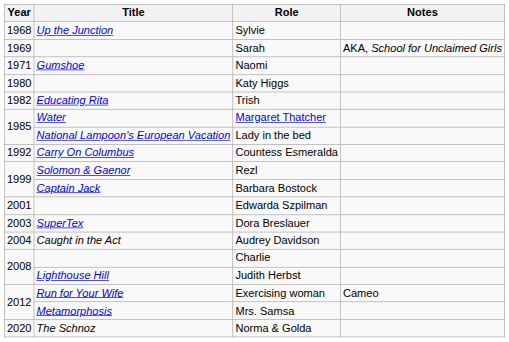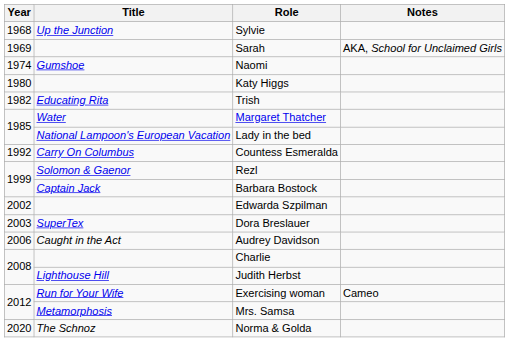(19, 65) 1971 -> (19, 65) 1974
(19, 205) 2001 -> (19, 205) 2002
(19, 240) 2004 -> (19, 240) 2006
